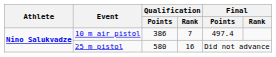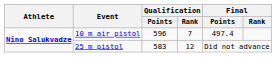(160, 34) 386 -> (160, 34) 596
(160, 46) 580 -> (160, 46) 583
(190, 46) 16 -> (190, 46) 12
